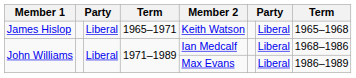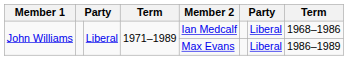- row: (39, 30)
